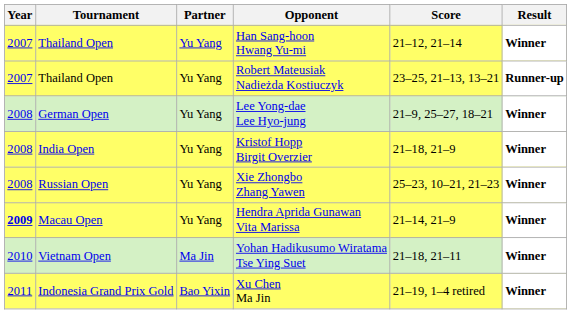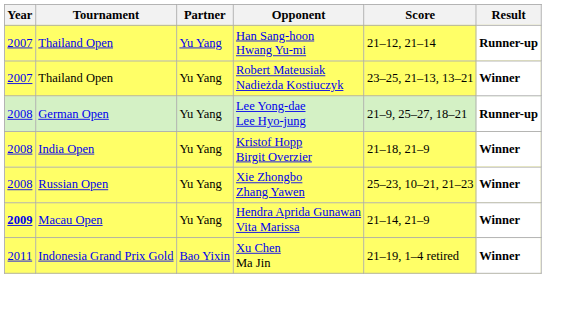(526, 43) Winner -> (509, 43) Runner-up
(534, 78) Runner-up -> (500, 78) Winner
(526, 114) Winner -> (509, 114) Runner-up
- row: (311, 255)
